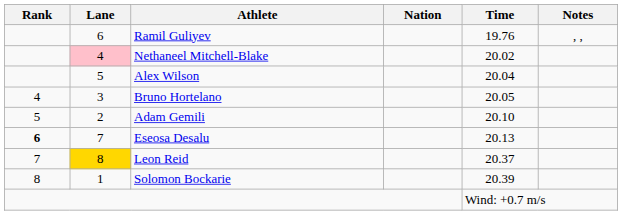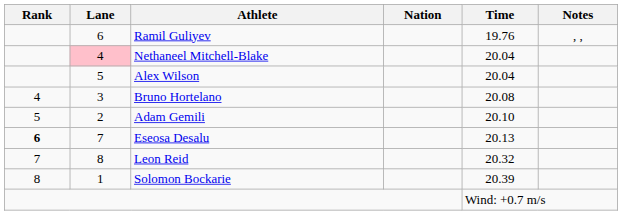(500, 55) 20.02 -> (500, 55) 20.04
(500, 96) 20.05 -> (500, 96) 20.08
(100, 158) gold background -> (100, 158) no background
(500, 158) 20.37 -> (500, 158) 20.32
